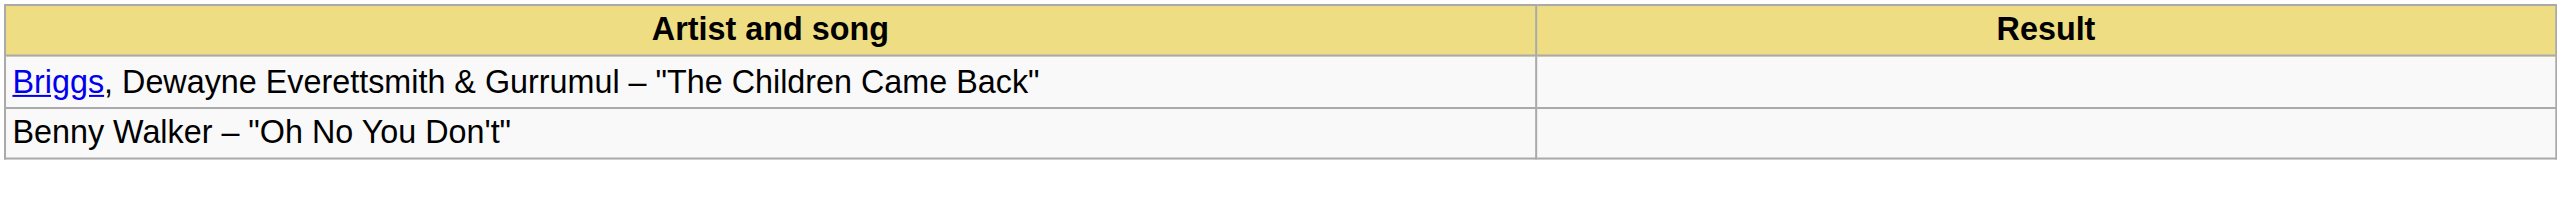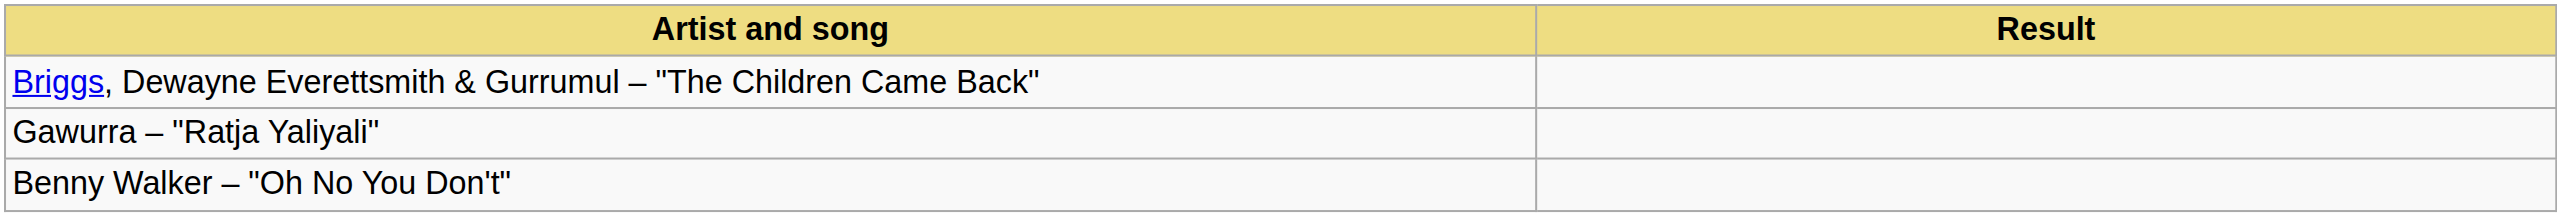+ row: (196, 132)
